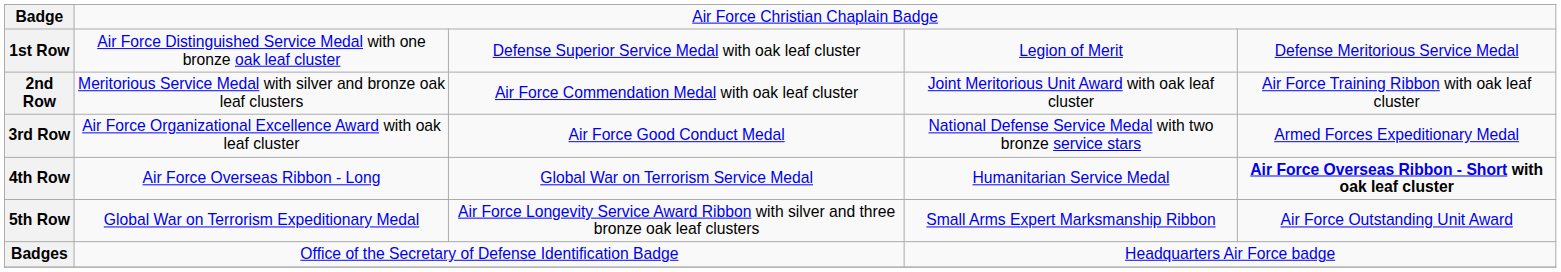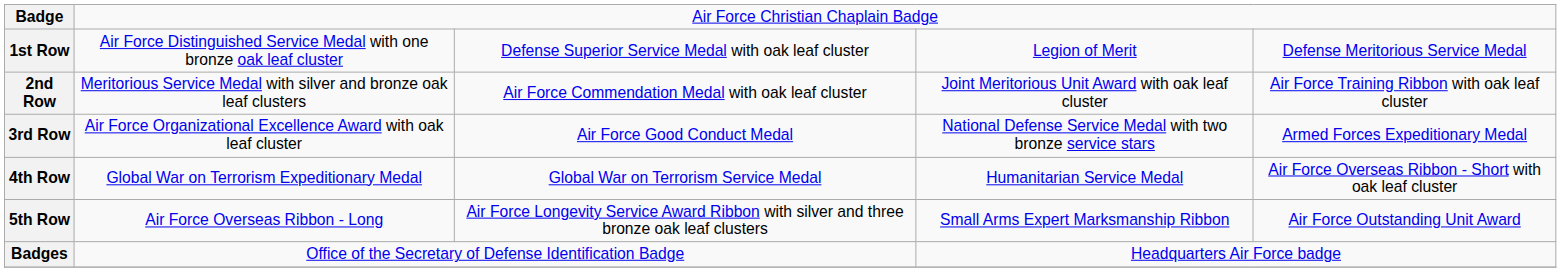(262, 178) Air Force Overseas Ribbon - Long -> (264, 178) Global War on Terrorism Expeditionary Medal
(1397, 178) bold -> (1405, 178) normal
(262, 220) Global War on Terrorism Expeditionary Medal -> (264, 220) Air Force Overseas Ribbon - Long
